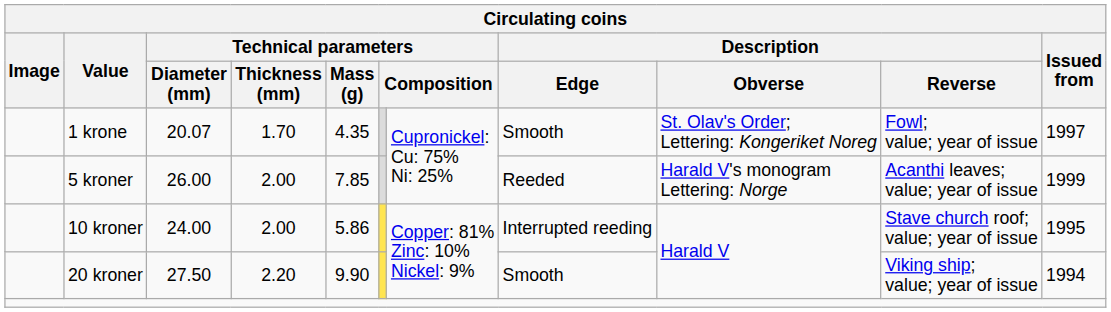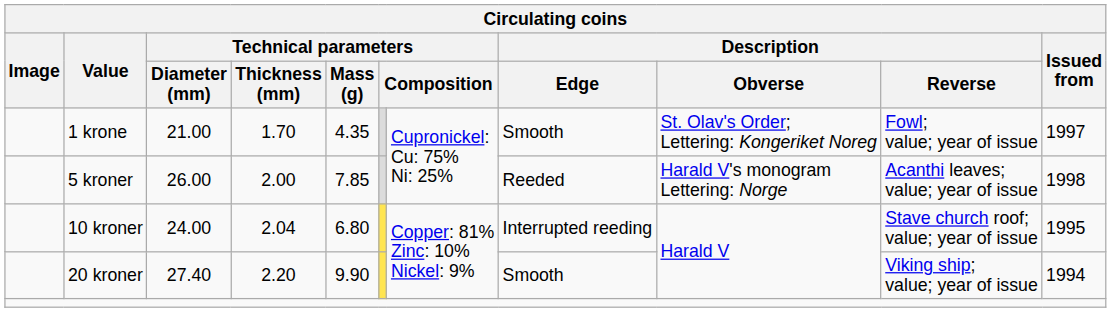(189, 132) 20.07 -> (189, 132) 21.00
(1066, 180) 1999 -> (1066, 180) 1998
(278, 227) 2.00 -> (278, 227) 2.04
(352, 227) 5.86 -> (352, 227) 6.80
(189, 275) 27.50 -> (189, 275) 27.40
